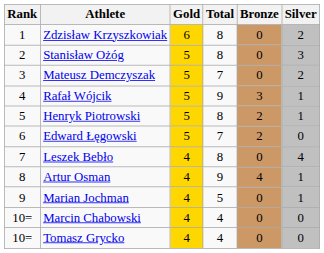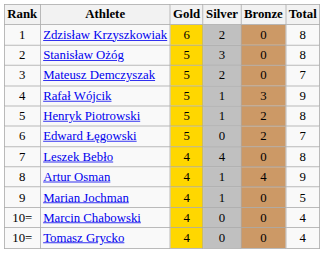columns swapped: (301, 14) <-> (220, 14)
